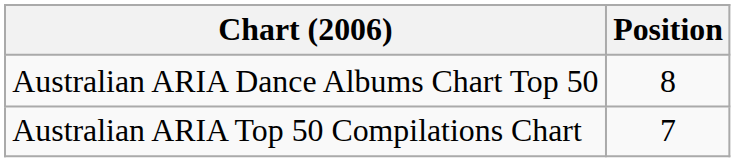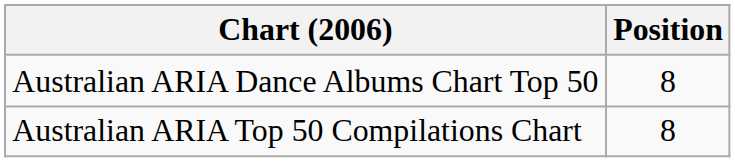(668, 130) 7 -> (668, 130) 8
